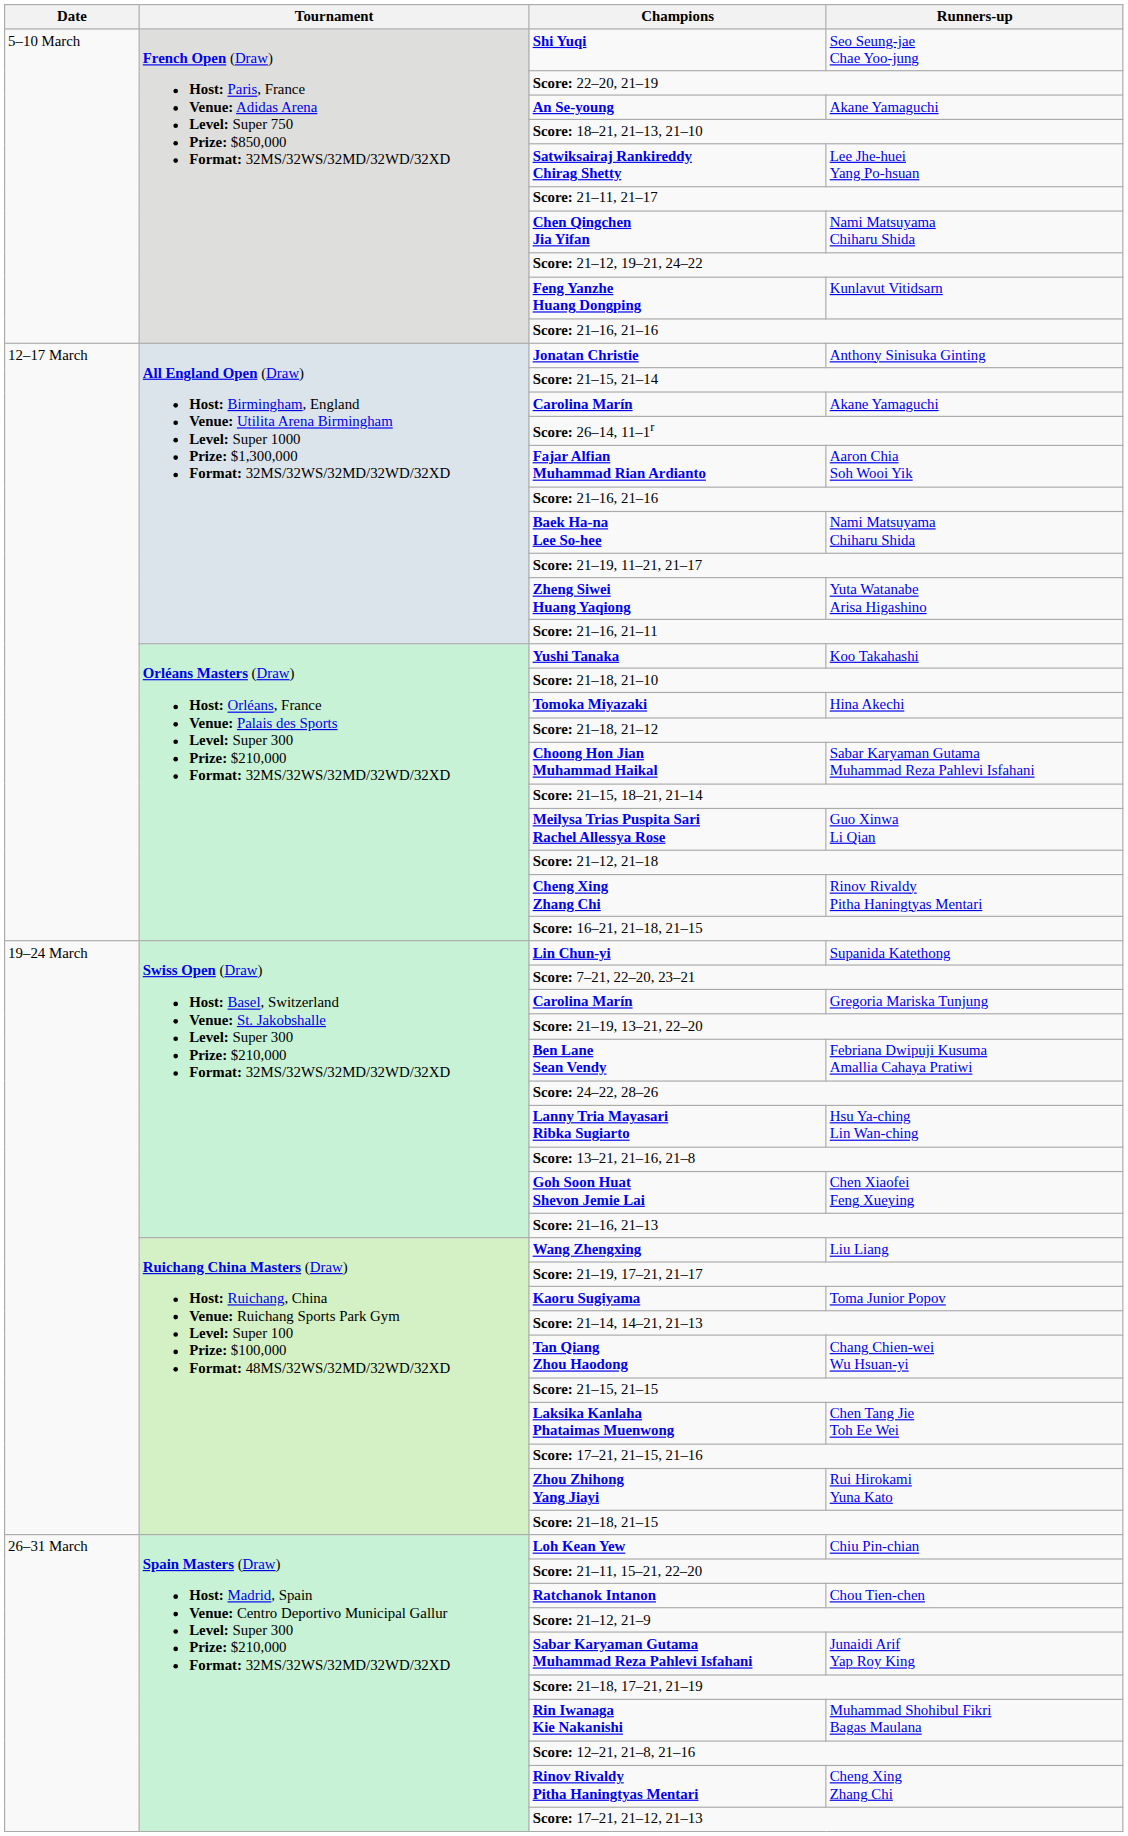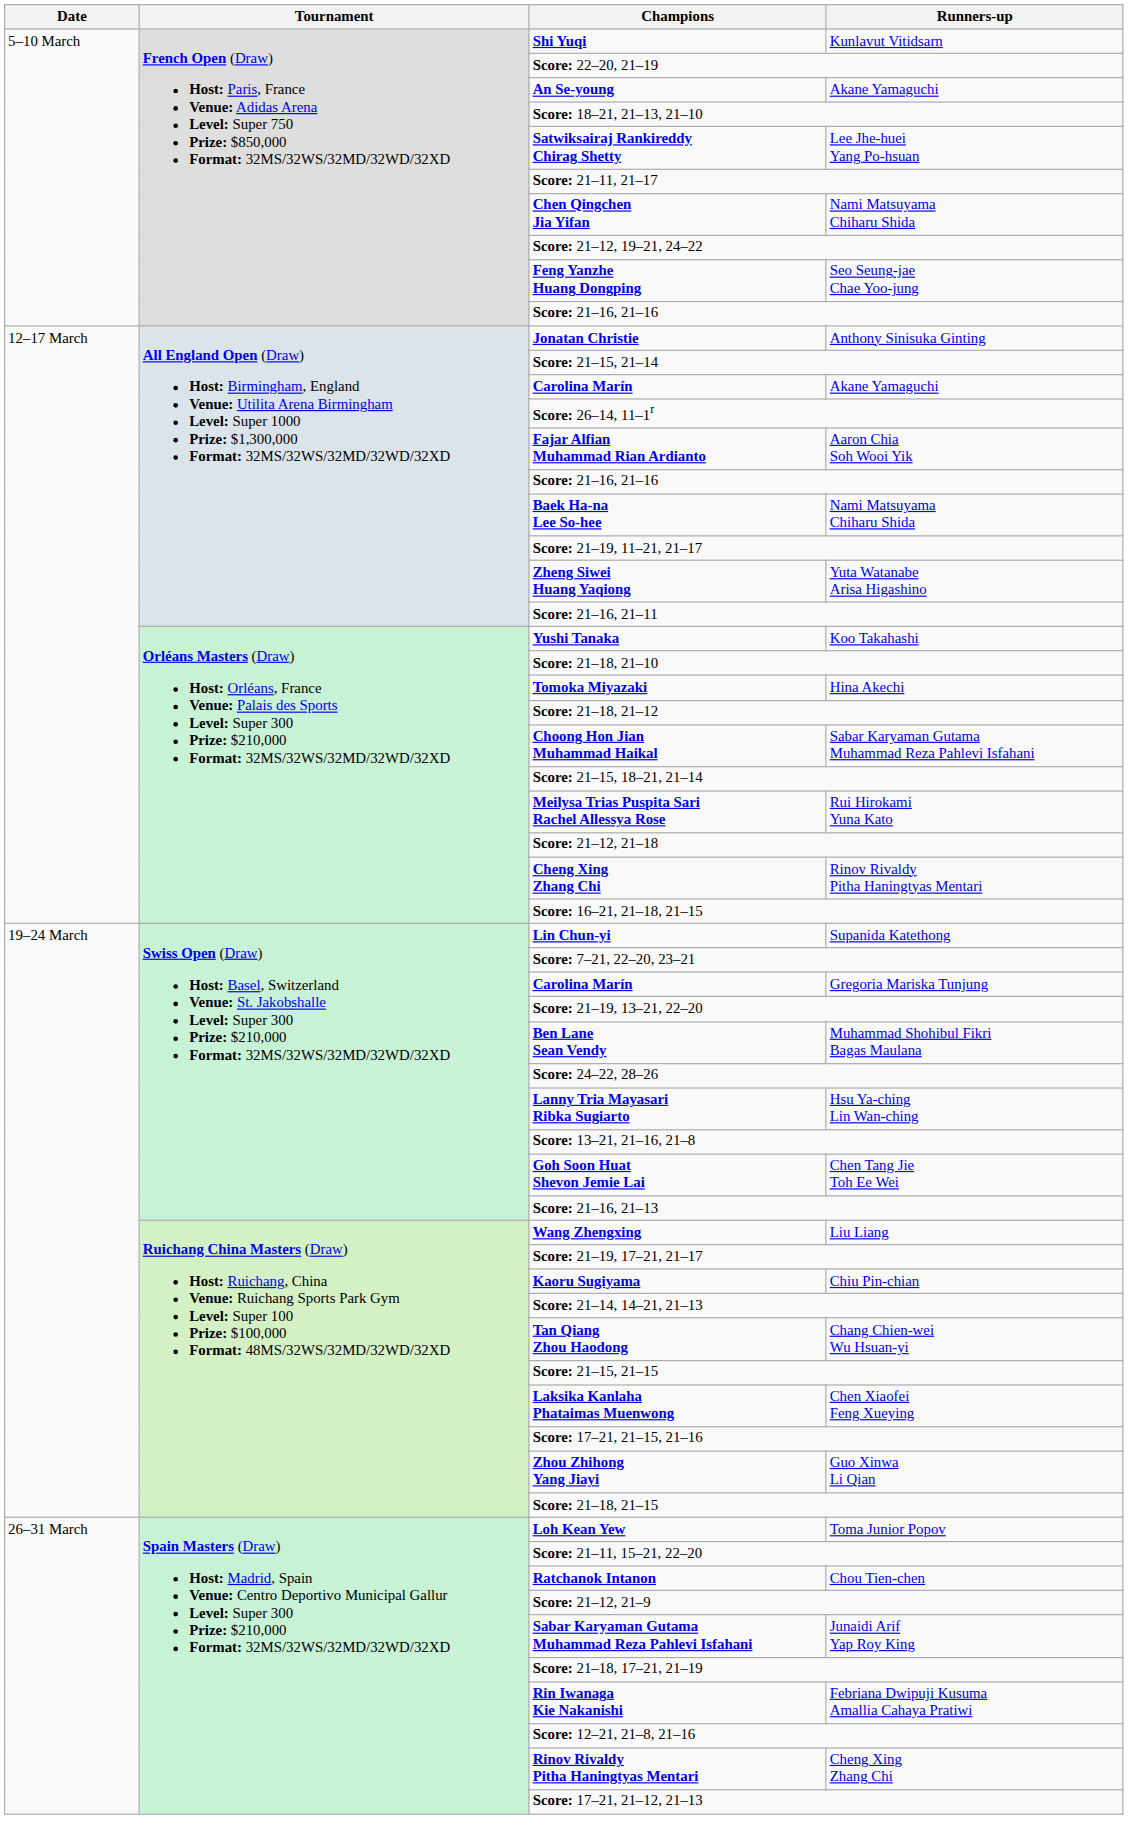(874, 49) Seo Seung-jae Chae Yoo-jung -> (886, 40) Kunlavut Vitidsarn
(886, 288) Kunlavut Vitidsarn -> (874, 280) Seo Seung-jae Chae Yoo-jung
(864, 828) Guo Xinwa Li Qian -> (871, 811) Rui Hirokami Yuna Kato
(908, 1059) Febriana Dwipuji Kusuma Amallia Cahaya Pratiwi -> (911, 1042) Muhammad Shohibul Fikri Bagas Maulana
(872, 1192) Chen Xiaofei Feng Xueying -> (872, 1174) Chen Tang Jie Toh Ee Wei
(888, 1298) Toma Junior Popov -> (874, 1281) Chiu Pin-chian
(872, 1422) Chen Tang Jie Toh Ee Wei -> (872, 1405) Chen Xiaofei Feng Xueying
(871, 1488) Rui Hirokami Yuna Kato -> (864, 1471) Guo Xinwa Li Qian
(874, 1546) Chiu Pin-chian -> (888, 1529) Toma Junior Popov
(911, 1719) Muhammad Shohibul Fikri Bagas Maulana -> (908, 1702) Febriana Dwipuji Kusuma Amallia Cahaya Pratiwi
